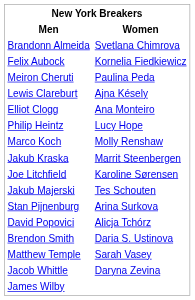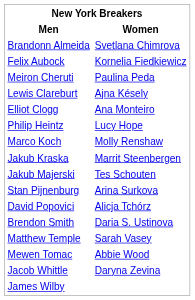- row: (37, 174)
+ row: (40, 255)
